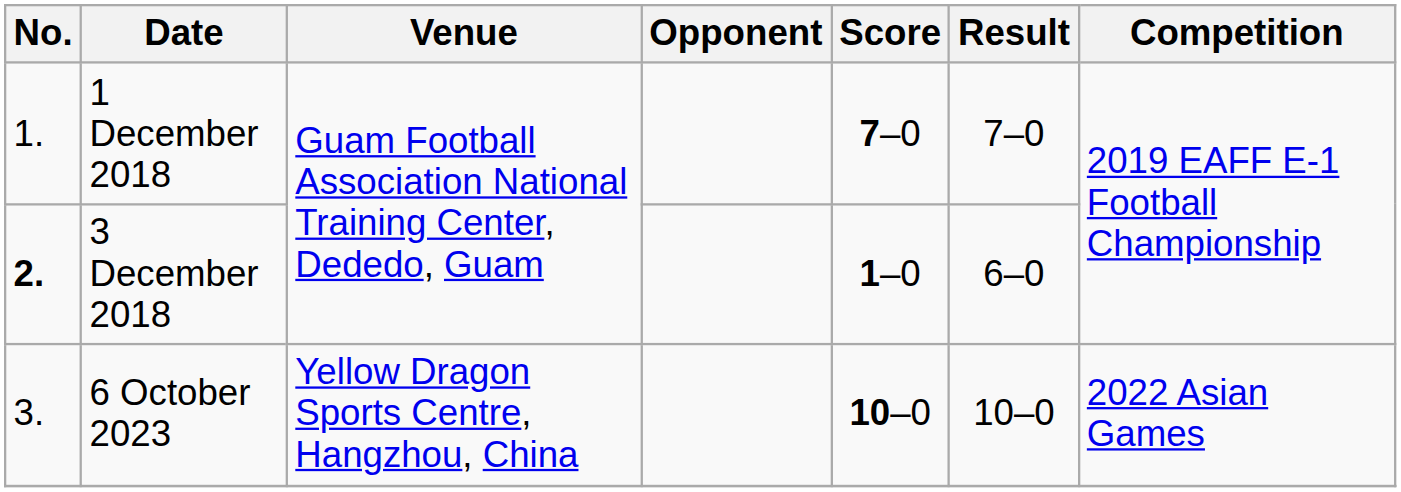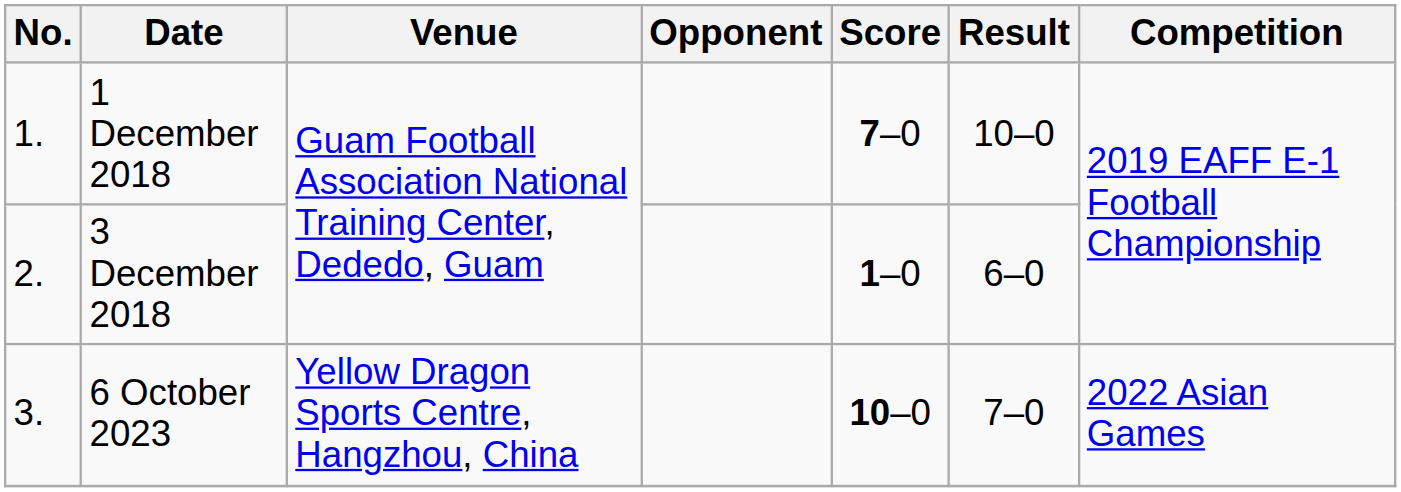(1014, 132) 7–0 -> (1014, 132) 10–0
(29, 273) bold -> (29, 273) normal
(1014, 413) 10–0 -> (1014, 413) 7–0
